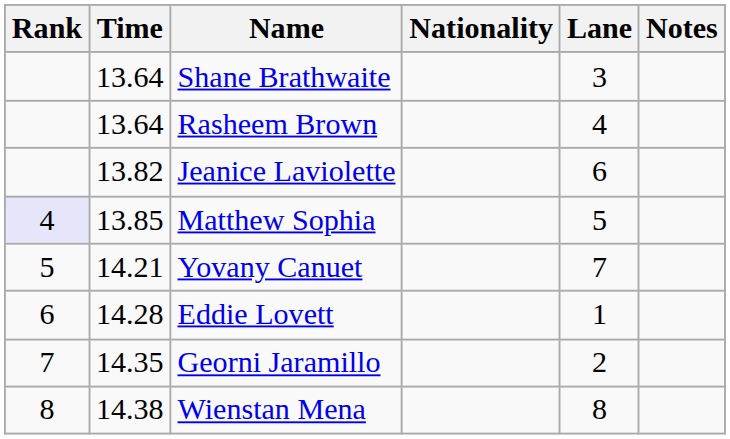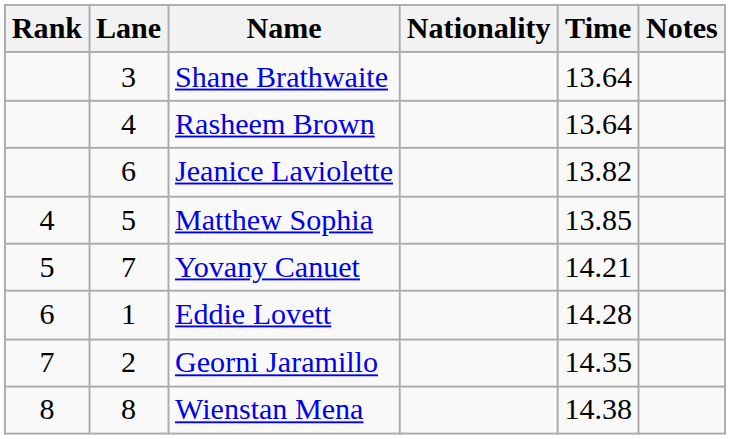columns swapped: (600, 28) <-> (130, 28)
(47, 219) lavender background -> (47, 219) no background
